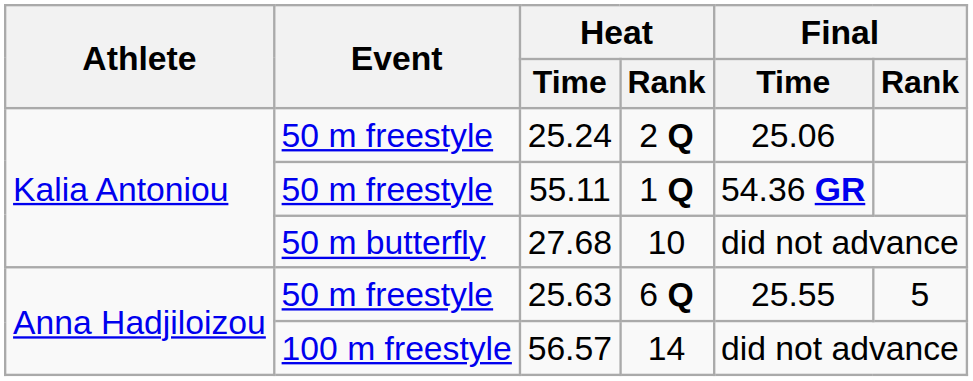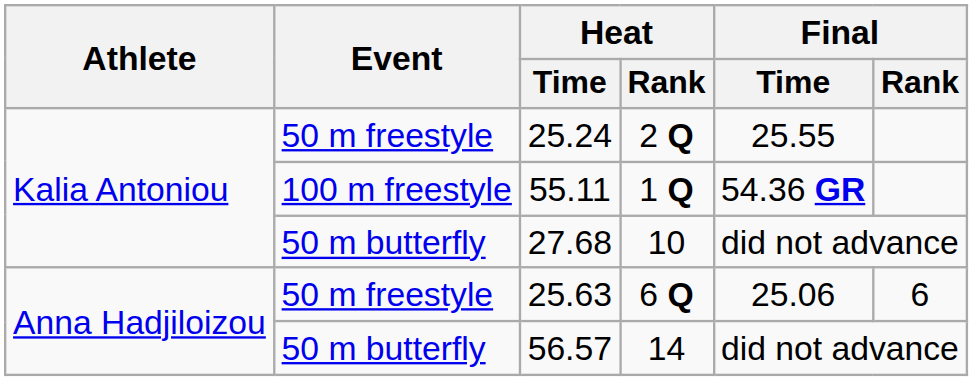(793, 136) 25.06 -> (793, 136) 25.55
(387, 189) 50 m freestyle -> (397, 189) 100 m freestyle
(793, 295) 25.55 -> (793, 295) 25.06
(920, 295) 5 -> (920, 295) 6
(397, 349) 100 m freestyle -> (384, 349) 50 m butterfly
